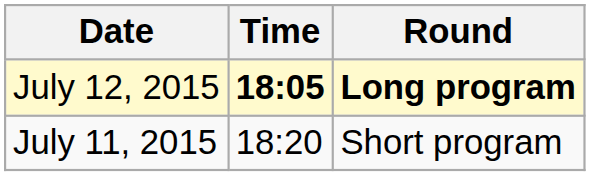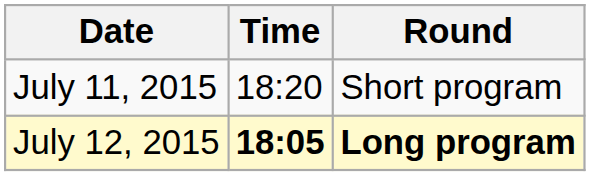rows swapped: (115, 142) <-> (116, 87)
